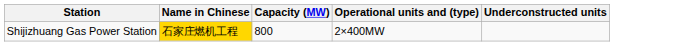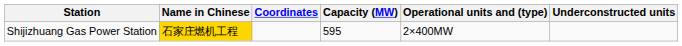+ column: (286, 13)
(264, 31) 800 -> (332, 31) 595
